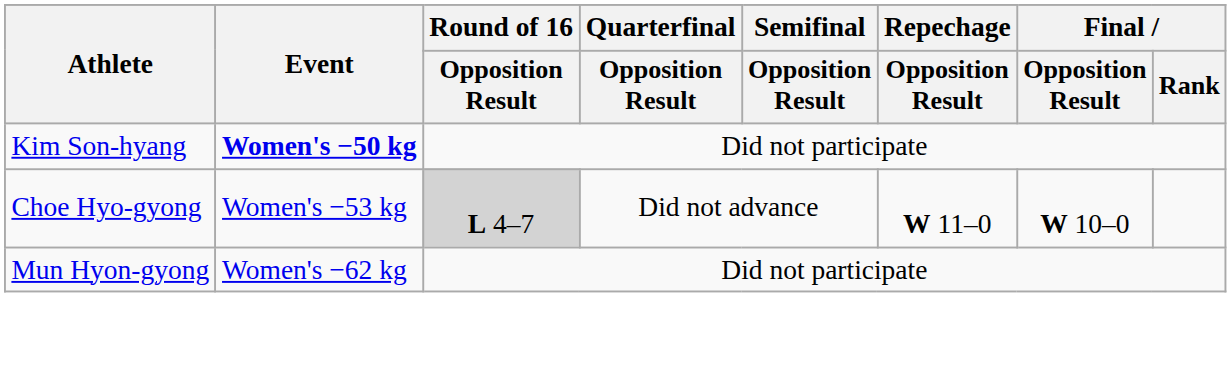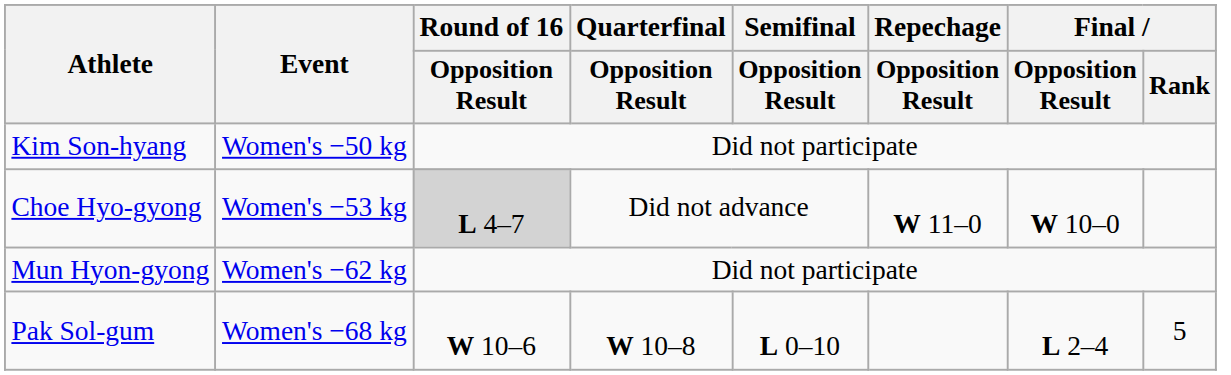(319, 146) bold -> (314, 146) normal
+ row: (83, 331)
